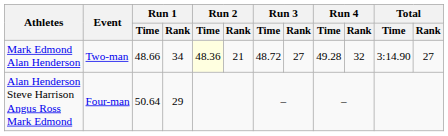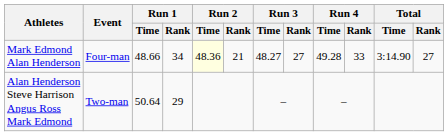(107, 56) Two-man -> (108, 56) Four-man
(268, 56) 48.72 -> (268, 56) 48.27
(359, 56) 32 -> (359, 56) 33
(108, 101) Four-man -> (107, 101) Two-man
